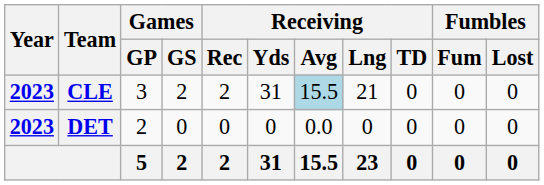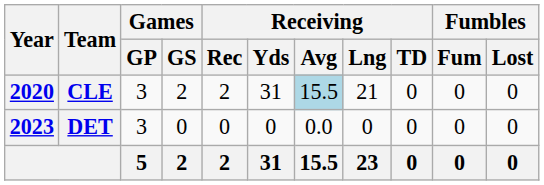(32, 92) 2023 -> (32, 92) 2020
(142, 127) 2 -> (142, 127) 3
